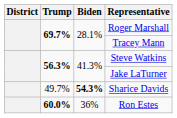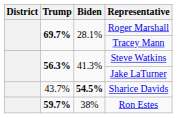(57, 89) 49.7% -> (57, 89) 43.7%
(90, 89) 54.3% -> (90, 89) 54.5%
(57, 105) 60.0% -> (57, 105) 59.7%
(90, 105) 36% -> (90, 105) 38%
